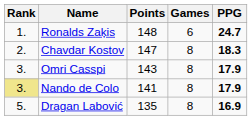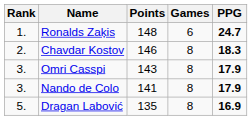(147, 50) 147 -> (147, 50) 146
(21, 87) khaki background -> (21, 87) no background
